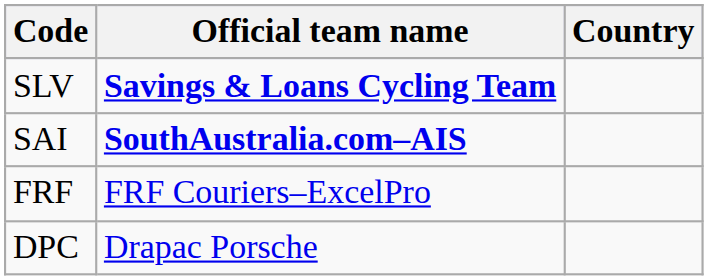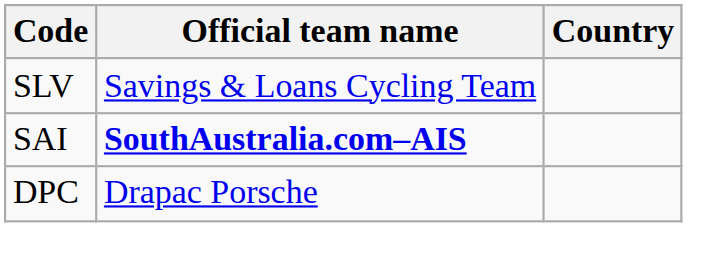(330, 85) bold -> (320, 85) normal
- row: (43, 192)
